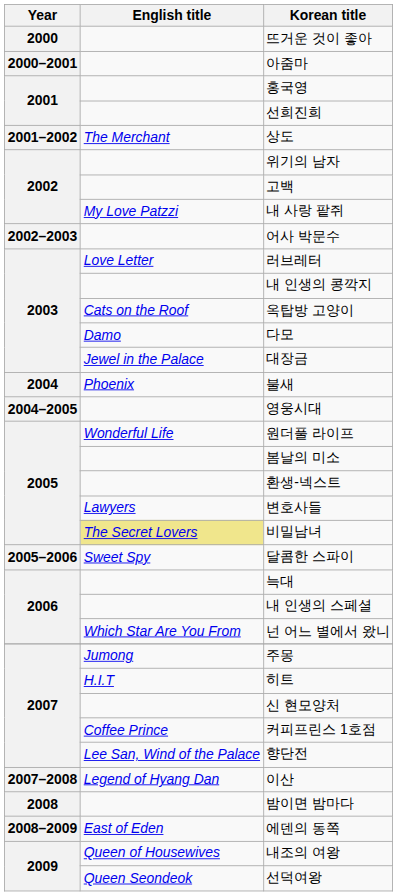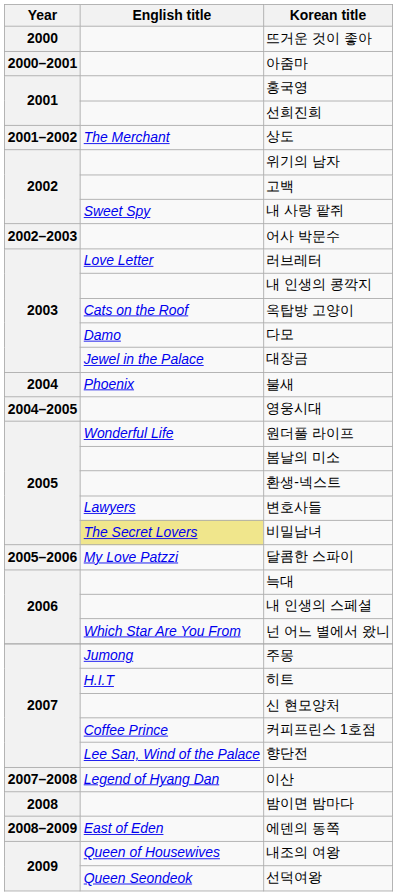(131, 211) My Love Patzzi -> (117, 211) Sweet Spy
(117, 557) Sweet Spy -> (131, 557) My Love Patzzi
